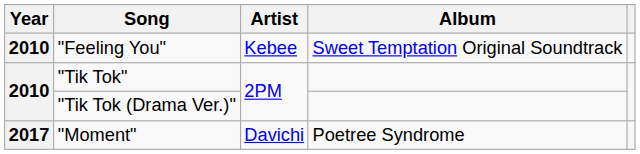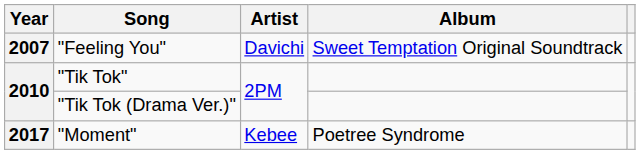(29, 47) 2010 -> (29, 47) 2007
(271, 47) Kebee -> (274, 47) Davichi
(274, 134) Davichi -> (271, 134) Kebee
